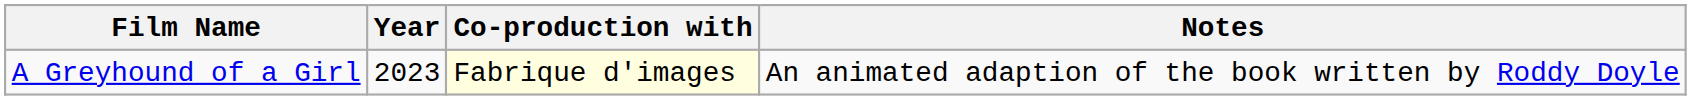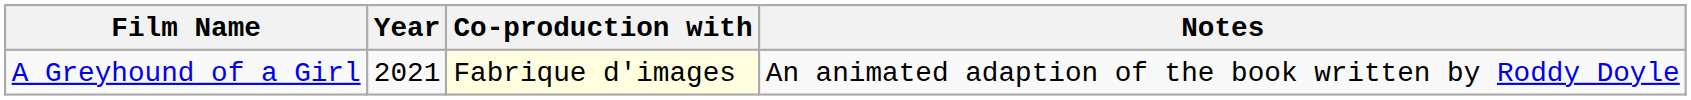(407, 73) 2023 -> (407, 73) 2021
